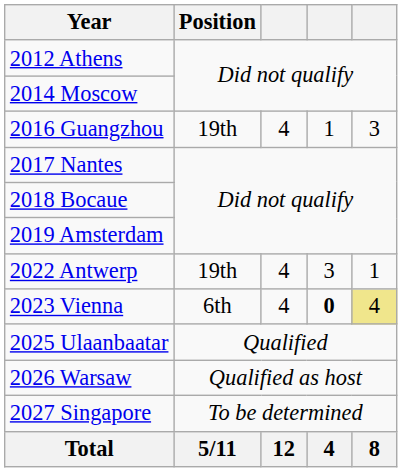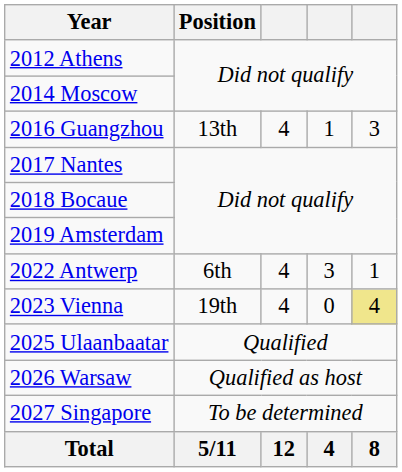(217, 128) 19th -> (217, 128) 13th
(217, 270) 19th -> (217, 270) 6th
(217, 306) 6th -> (217, 306) 19th
(329, 306) bold -> (329, 306) normal
